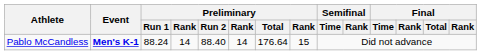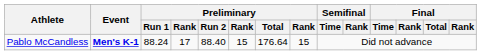(185, 43) 14 -> (185, 43) 17
(242, 43) 14 -> (242, 43) 15
